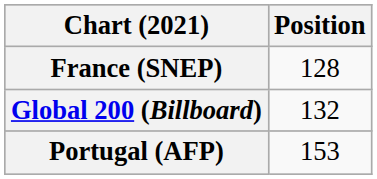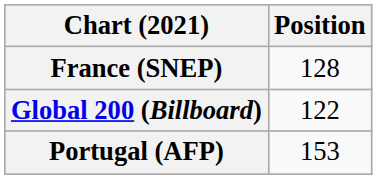(320, 109) 132 -> (320, 109) 122
